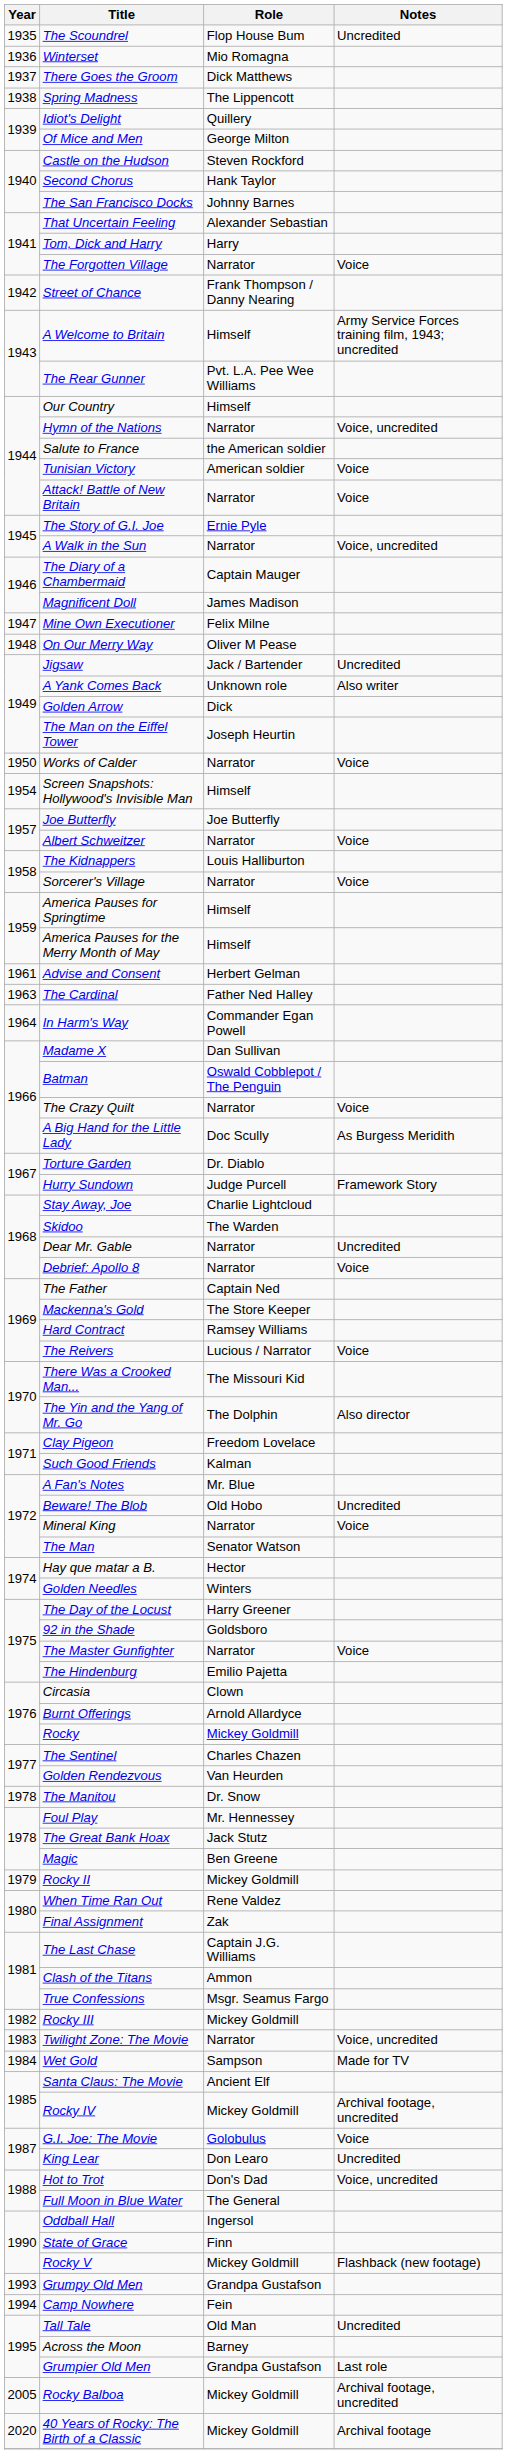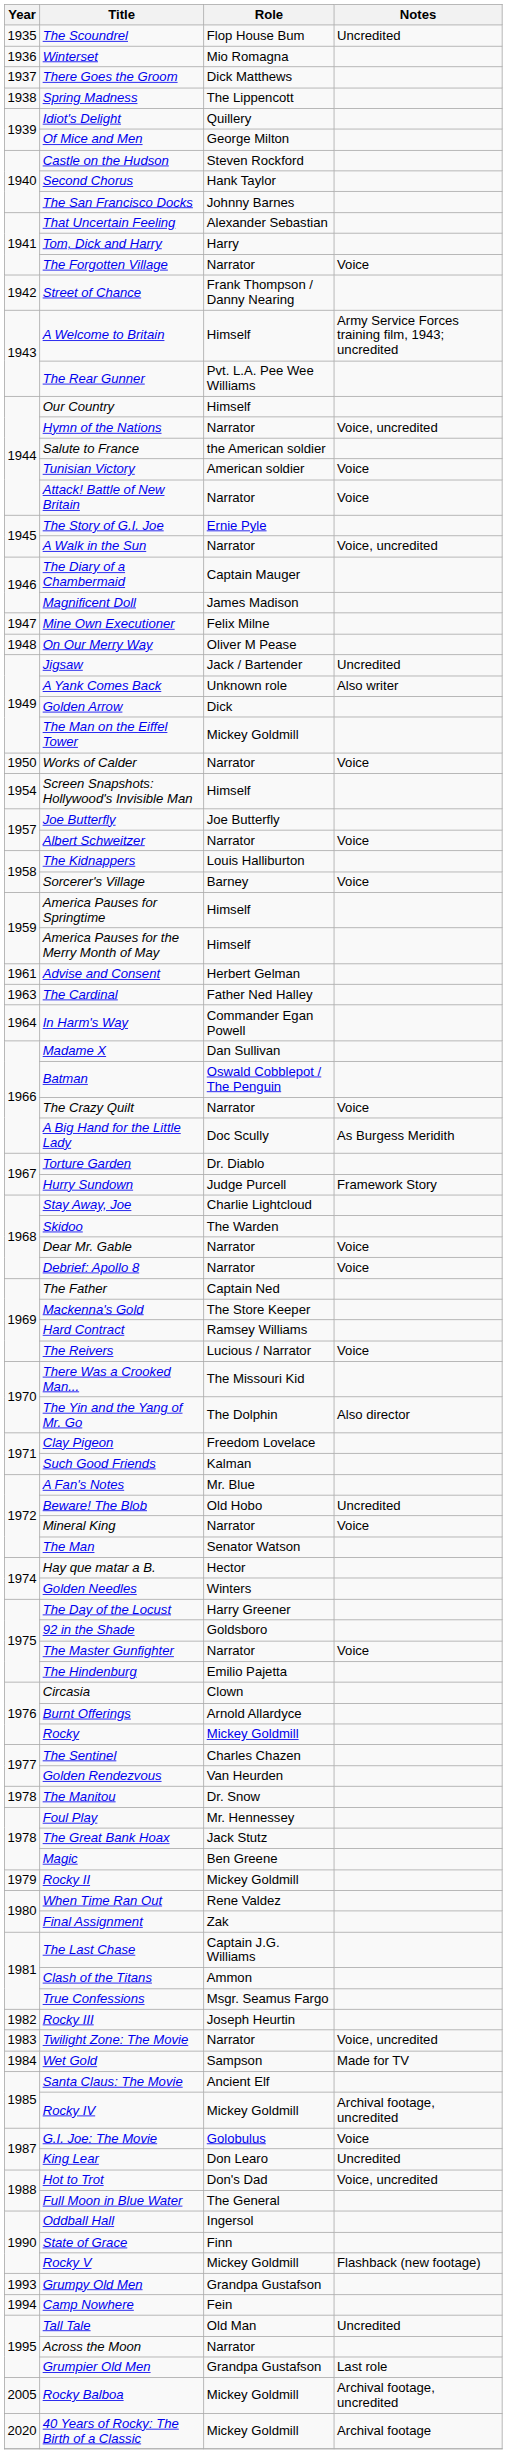(251, 735) Joseph Heurtin -> (253, 735) Mickey Goldmill
(231, 882) Narrator -> (228, 882) Barney
(369, 1247) Uncredited -> (353, 1247) Voice
(253, 2019) Mickey Goldmill -> (251, 2019) Joseph Heurtin
(228, 2346) Barney -> (231, 2346) Narrator
